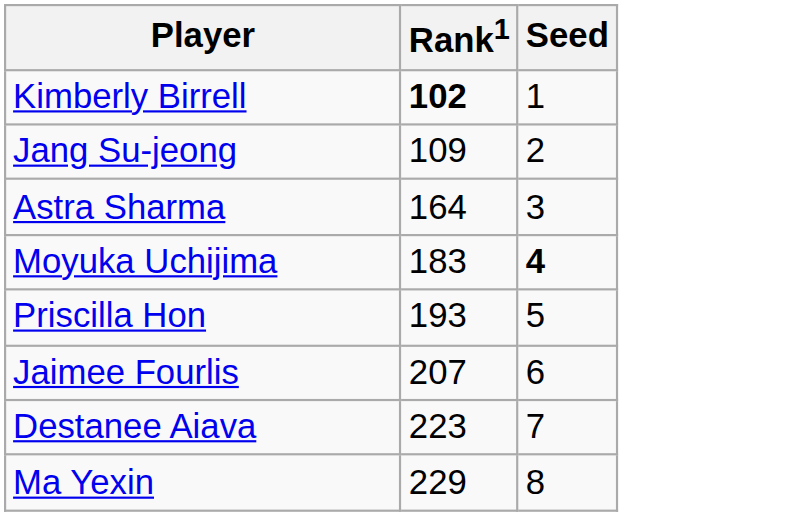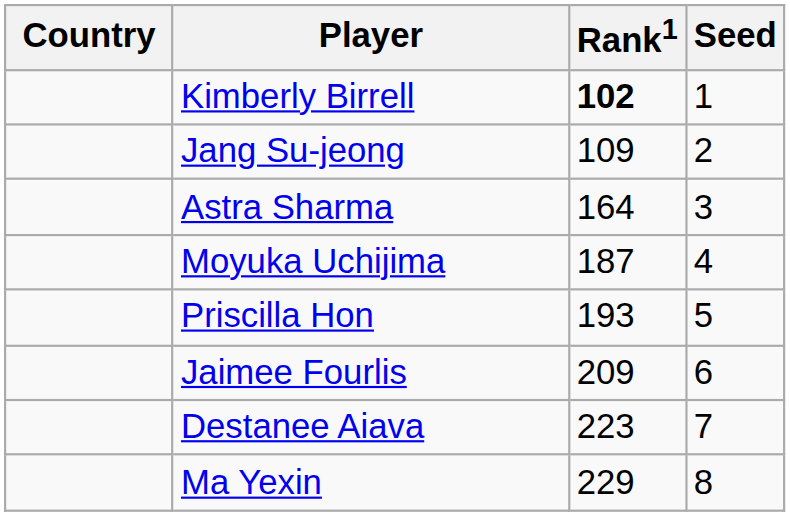+ column: (89, 36)
(438, 261) 183 -> (606, 261) 187
(536, 261) bold -> (703, 261) normal
(438, 371) 207 -> (606, 371) 209
